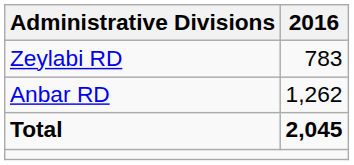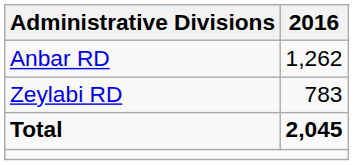rows swapped: (60, 94) <-> (66, 58)
